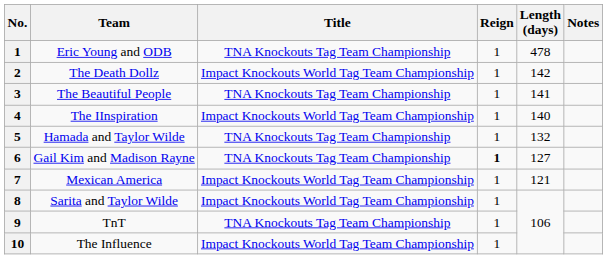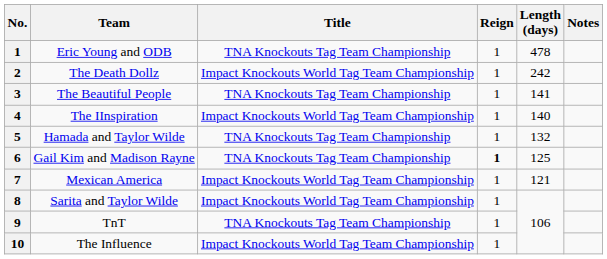(540, 72) 142 -> (540, 72) 242
(540, 158) 127 -> (540, 158) 125
